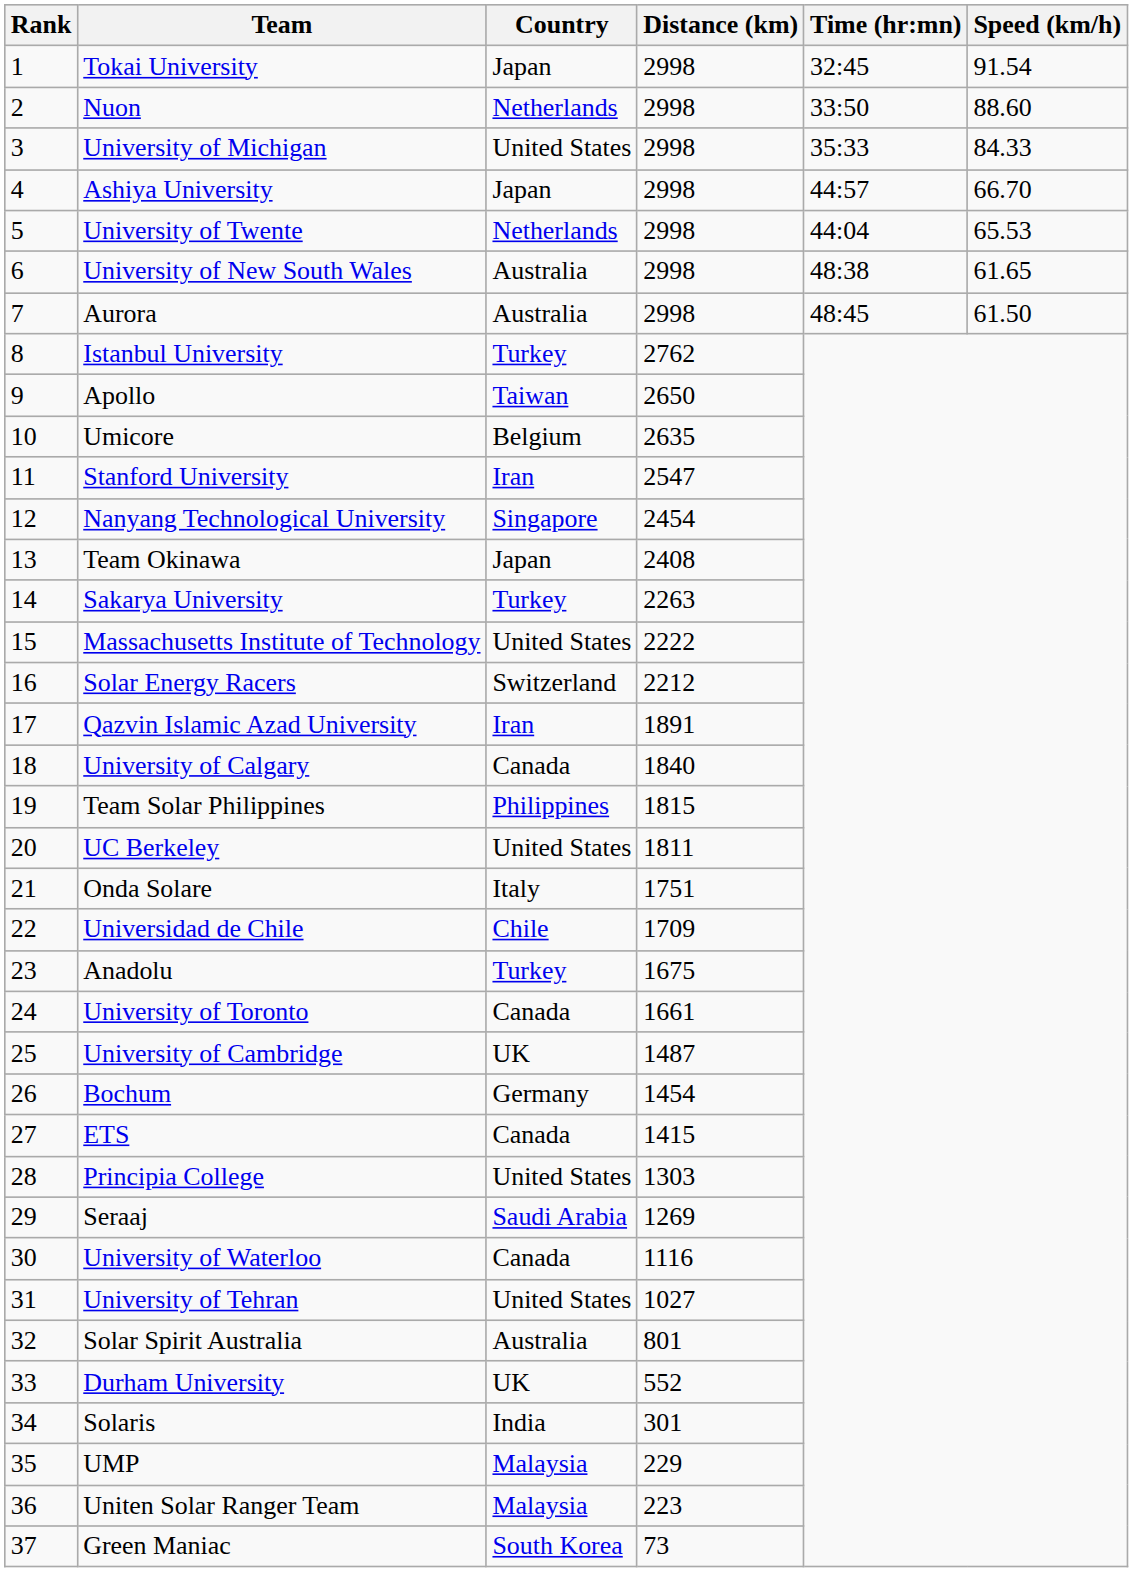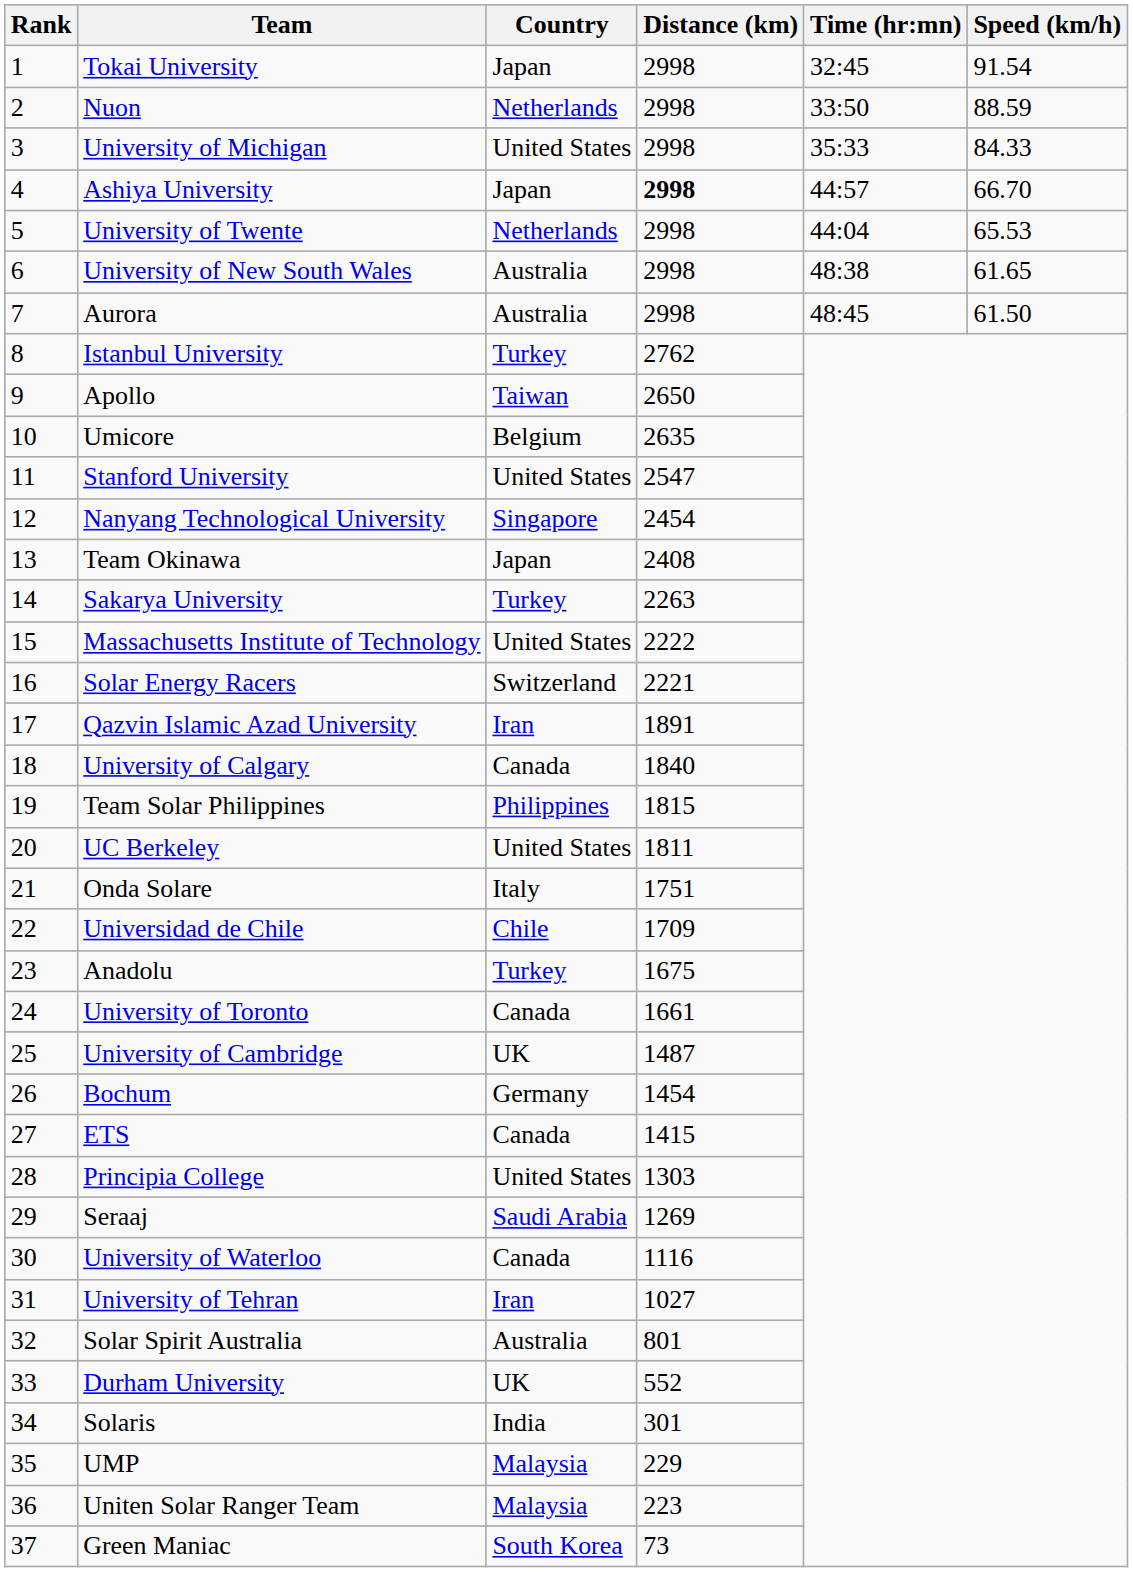(1003, 107) 88.60 -> (1003, 107) 88.59
(669, 189) normal -> (669, 189) bold
(513, 477) Iran -> (562, 477) United States
(669, 682) 2212 -> (669, 682) 2221
(562, 1299) United States -> (513, 1299) Iran
